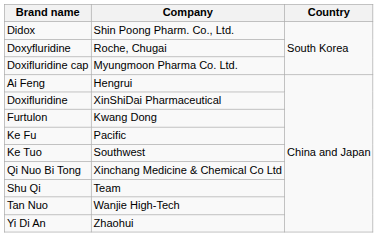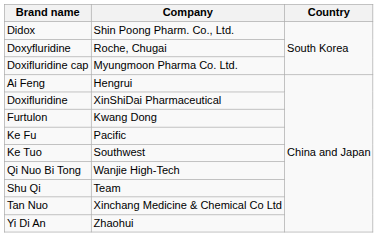(188, 170) Xinchang Medicine & Chemical Co Ltd -> (137, 170) Wanjie High-Tech
(137, 205) Wanjie High-Tech -> (188, 205) Xinchang Medicine & Chemical Co Ltd
